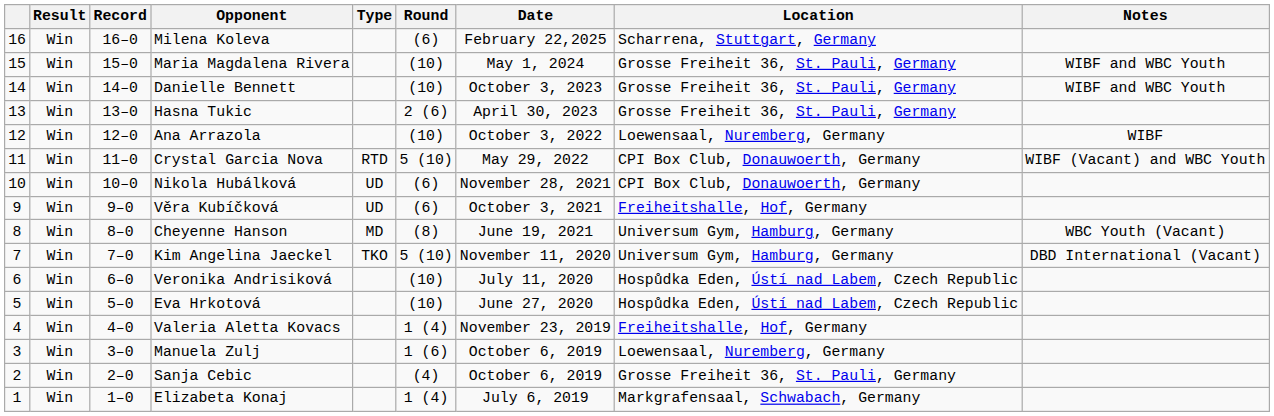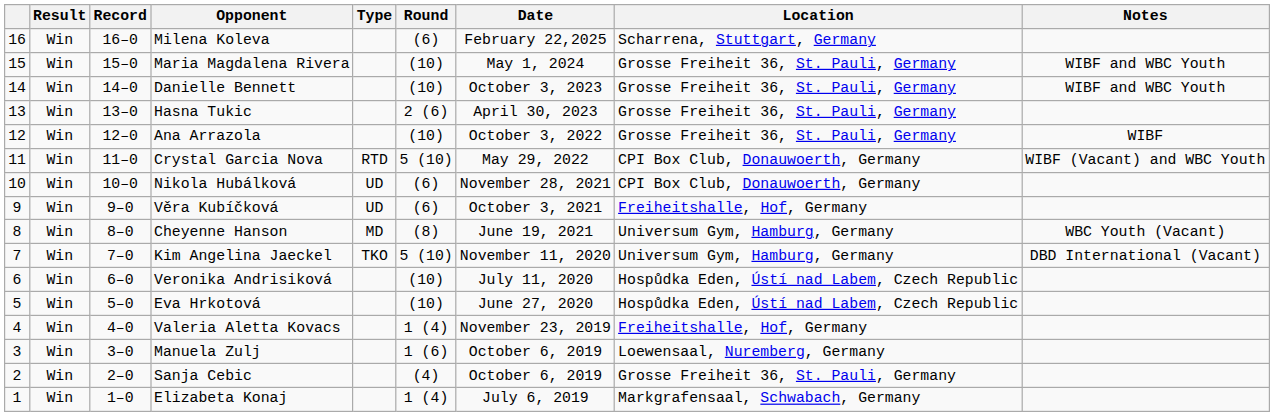(751, 137) Loewensaal, Nuremberg, Germany -> (787, 137) Grosse Freiheit 36, St. Pauli, Germany
